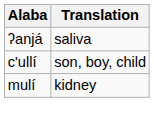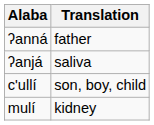+ row: (28, 39)
